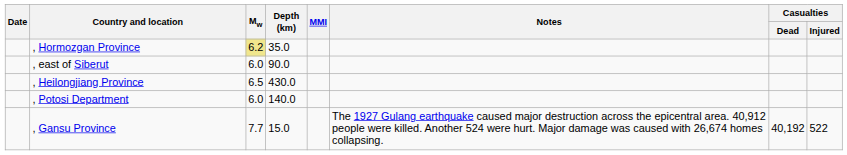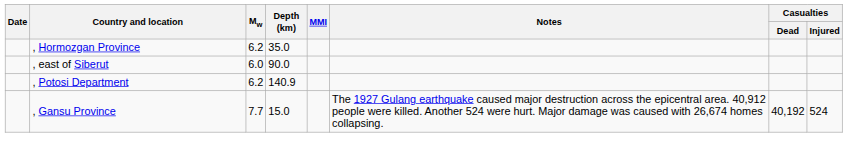(256, 47) khaki background -> (256, 47) no background
- row: (88, 82)
(256, 99) 6.0 -> (256, 82) 6.2
(282, 99) 140.0 -> (282, 82) 140.9
(819, 128) 522 -> (819, 111) 524
